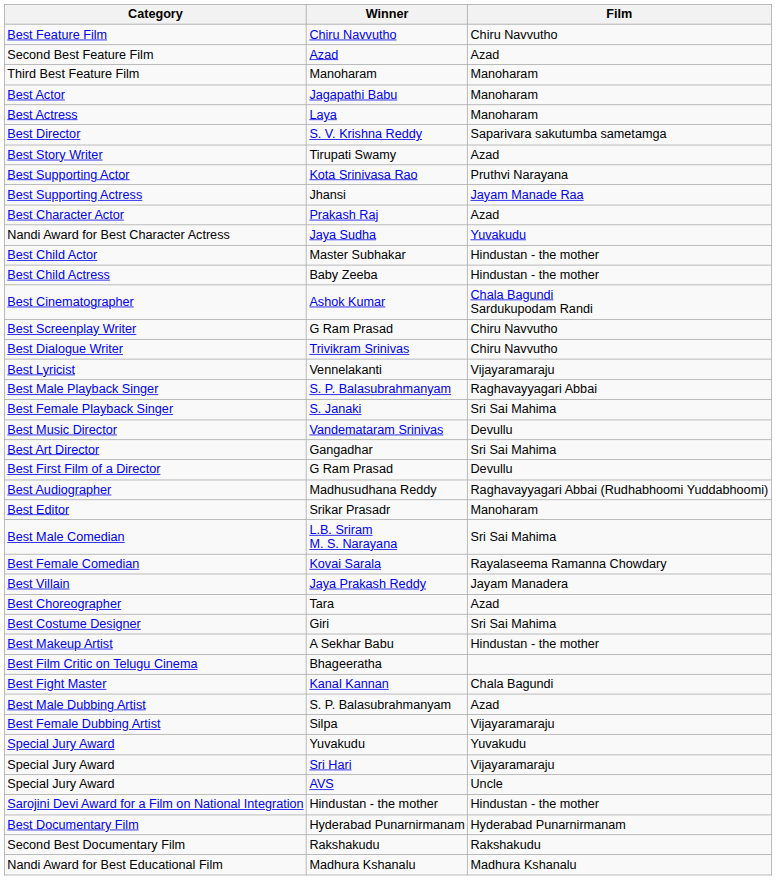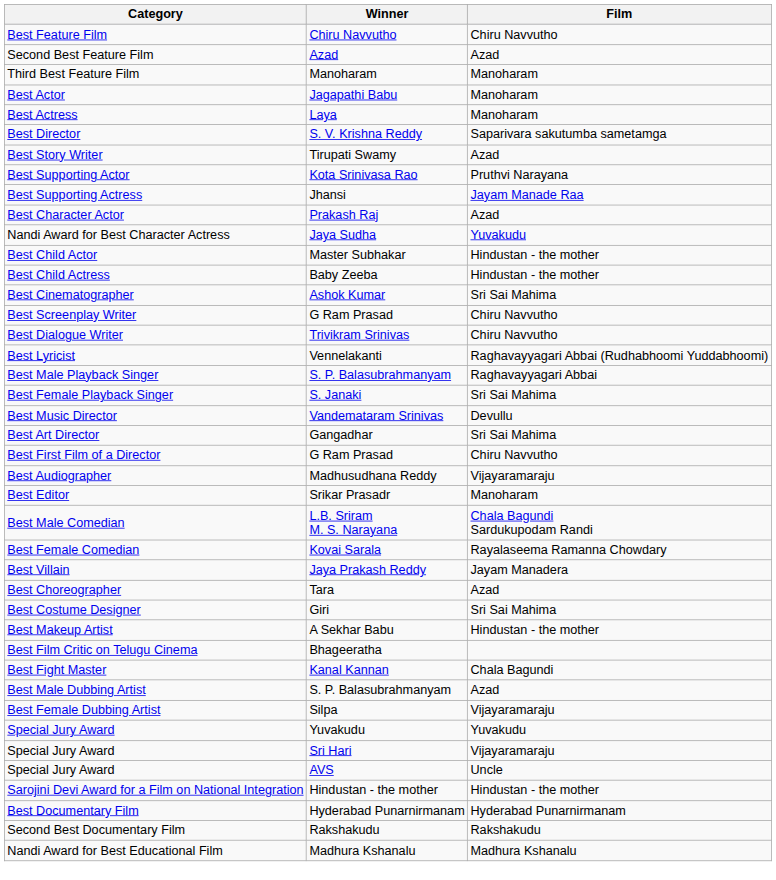(532, 302) Chala Bagundi Sardukupodam Randi -> (513, 295) Sri Sai Mahima
(513, 369) Vijayaramaraju -> (619, 355) Raghavayyagari Abbai (Rudhabhoomi Yuddabhoomi)
(492, 469) Devullu -> (514, 455) Chiru Navvutho
(619, 489) Raghavayyagari Abbai (Rudhabhoomi Yuddabhoomi) -> (513, 475) Vijayaramaraju
(513, 537) Sri Sai Mahima -> (532, 522) Chala Bagundi Sardukupodam Randi
